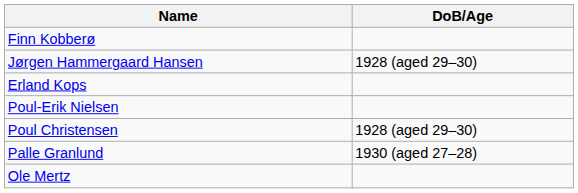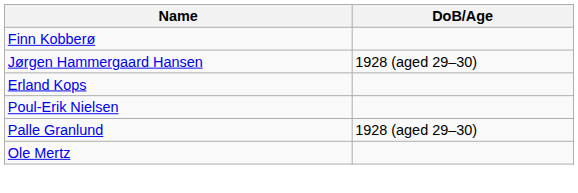- row: (63, 130)
(416, 153) 1930 (aged 27–28) -> (416, 130) 1928 (aged 29–30)
